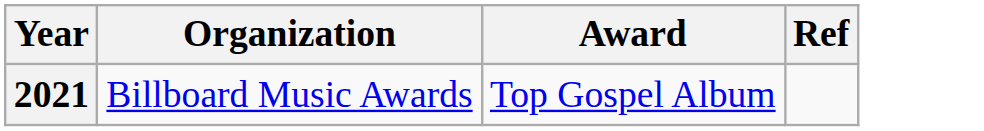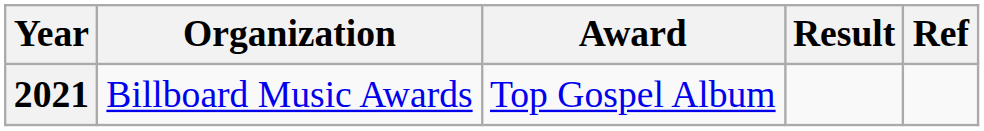+ column: (844, 34)
